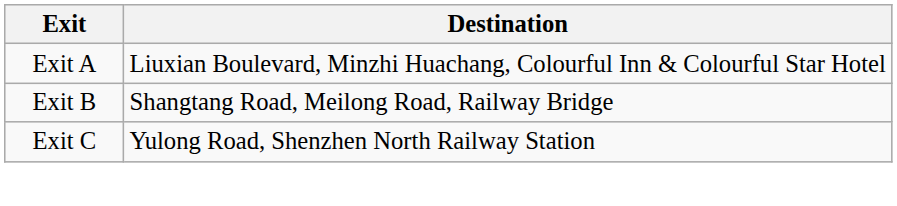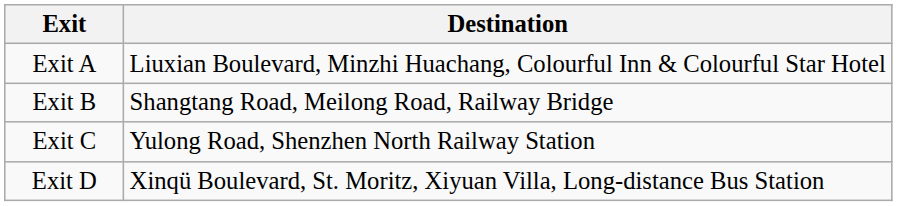+ row: (64, 180)
